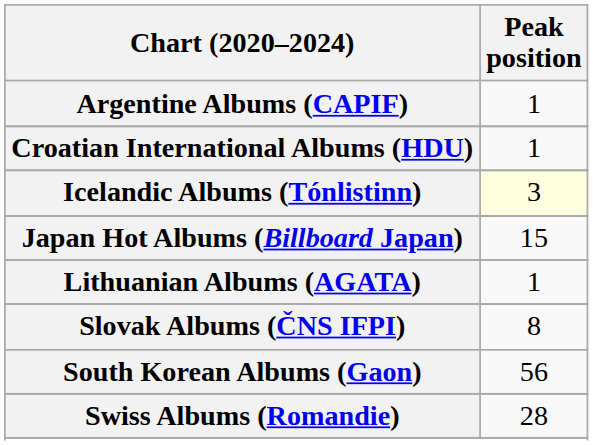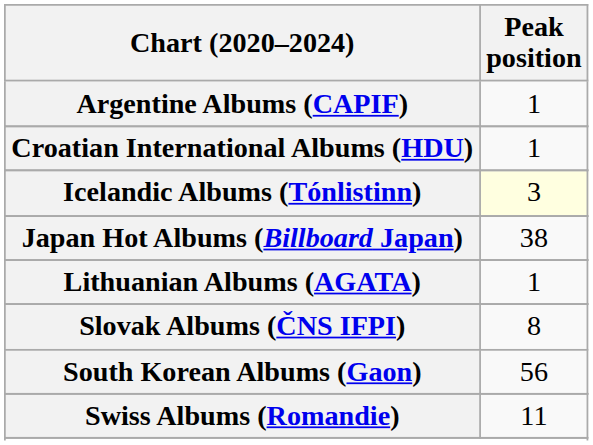(534, 237) 15 -> (534, 237) 38
(534, 415) 28 -> (534, 415) 11
